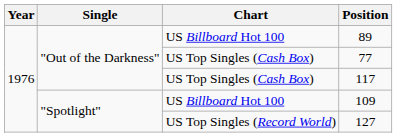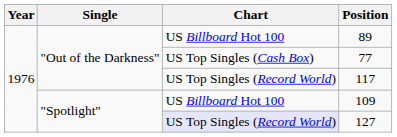(240, 79) US Top Singles (Cash Box) -> (251, 79) US Top Singles (Record World)
(251, 121) no background -> (251, 121) lavender background
